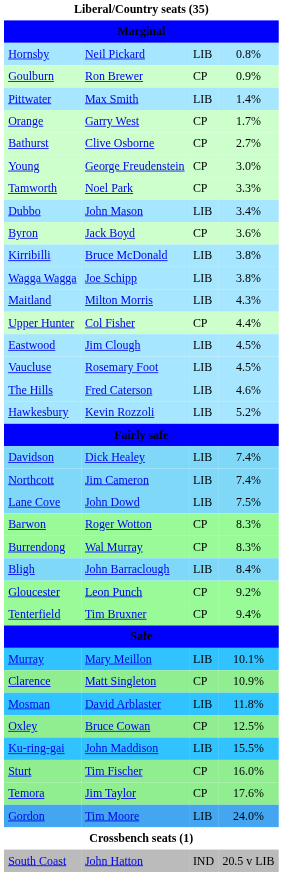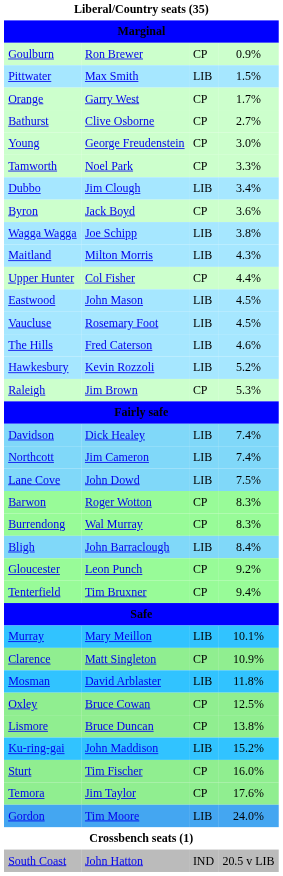- row: (29, 53)
(248, 98) 1.4% -> (248, 76) 1.5%
(114, 210) John Mason -> (113, 188) Jim Clough
- row: (29, 255)
(113, 345) Jim Clough -> (114, 300) John Mason
+ row: (27, 390)
+ row: (28, 726)
(248, 748) 15.5% -> (248, 748) 15.2%
